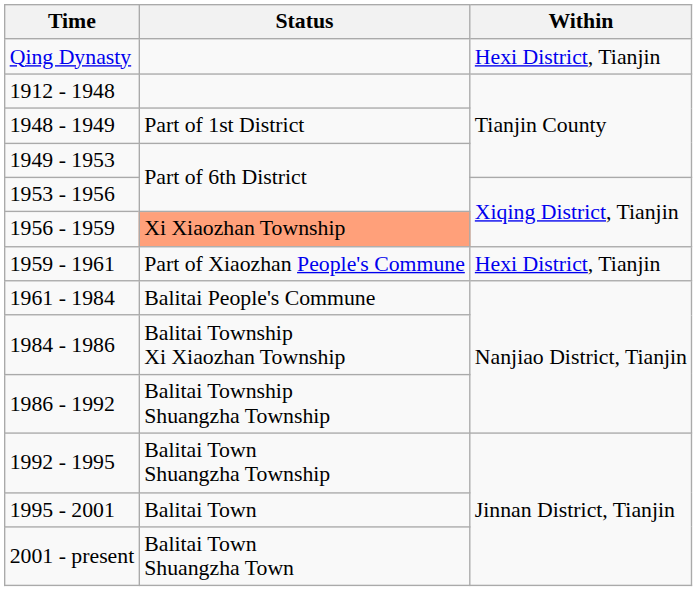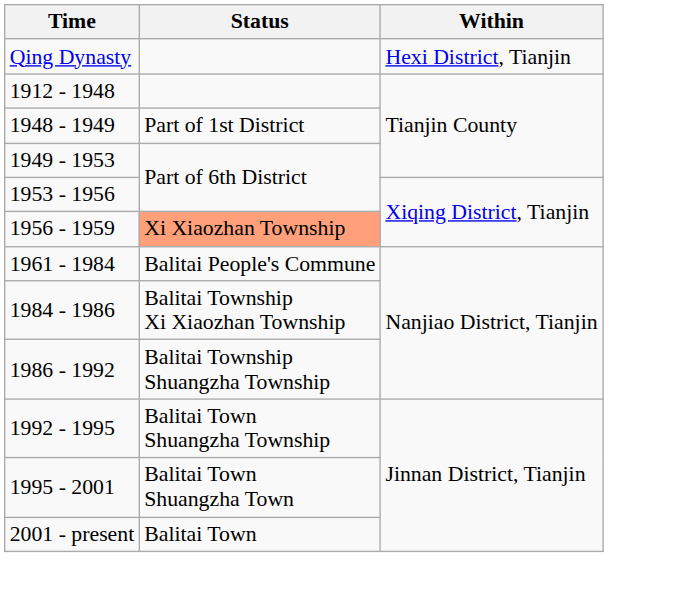- row: (62, 263)
(200, 509) Balitai Town -> (219, 487) Balitai Town Shuangzha Town
(219, 556) Balitai Town Shuangzha Town -> (200, 533) Balitai Town
